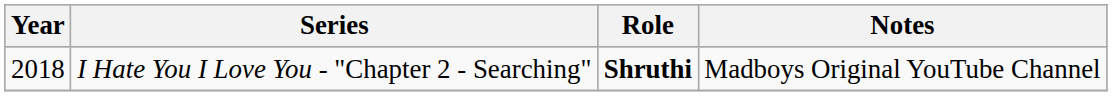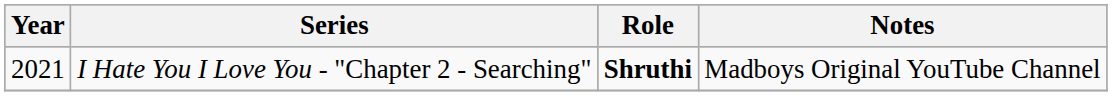(38, 68) 2018 -> (38, 68) 2021
